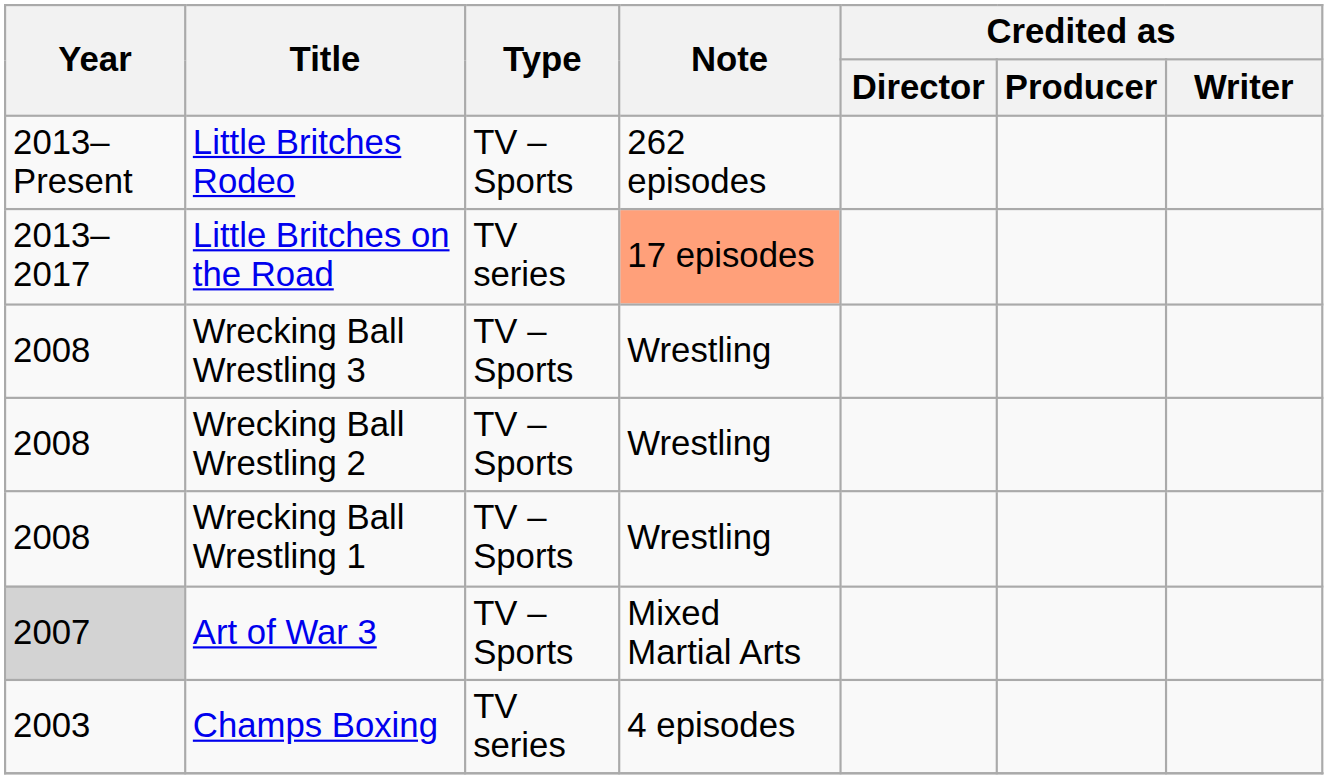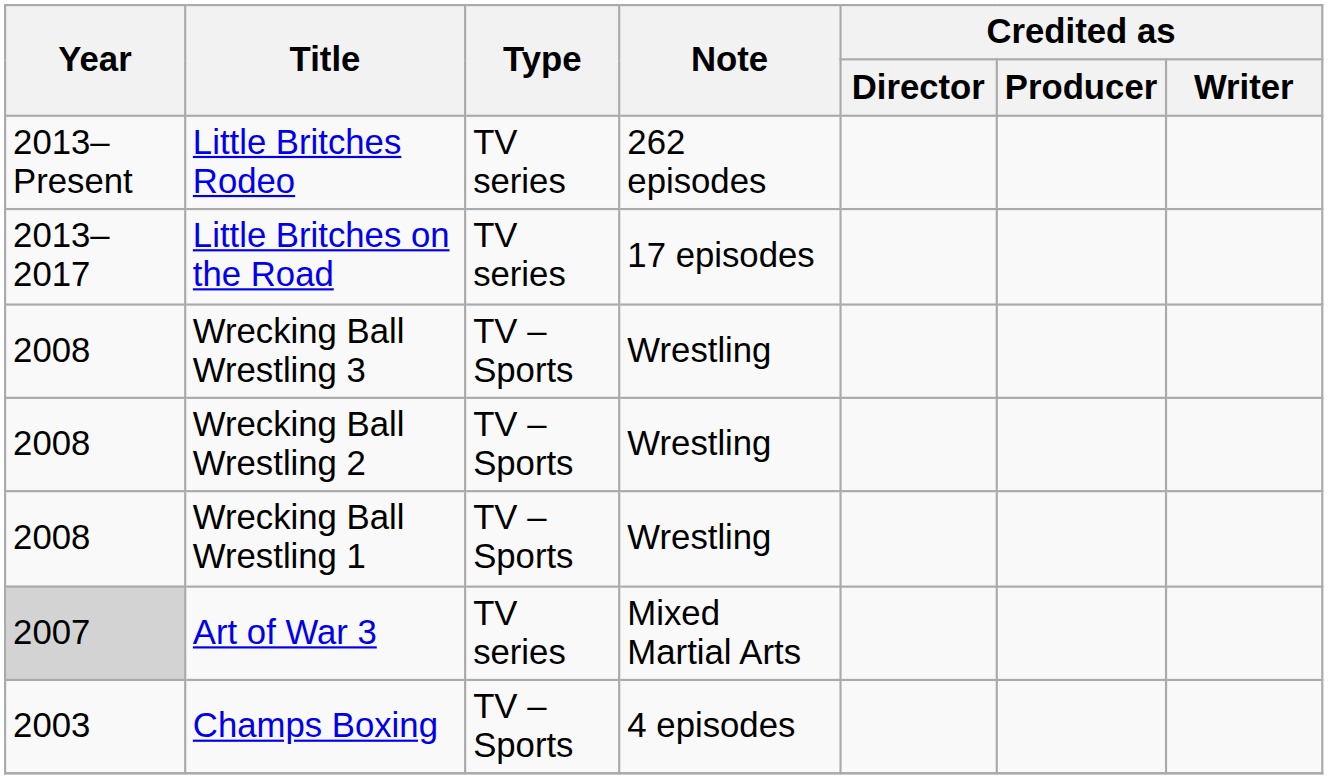(523, 161) TV – Sports -> (519, 161) TV series
(721, 255) lightsalmon background -> (721, 255) no background
(523, 632) TV – Sports -> (519, 632) TV series
(519, 726) TV series -> (523, 726) TV – Sports
